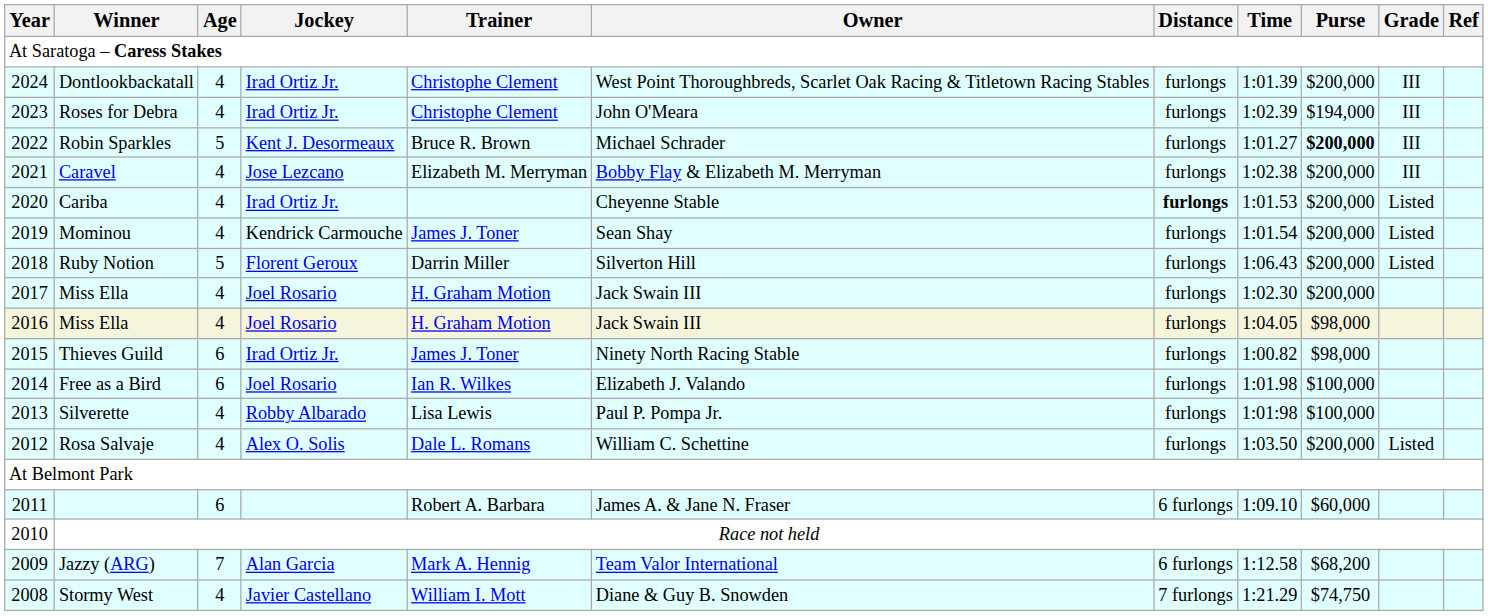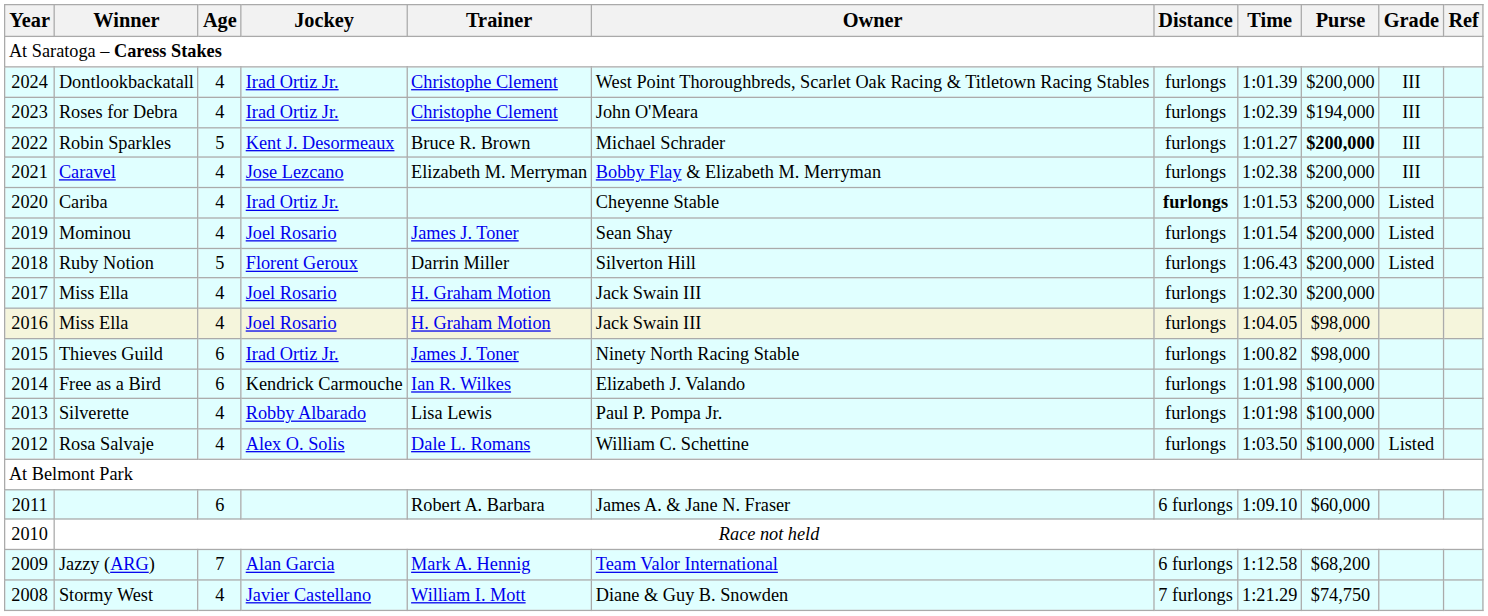(324, 232) Kendrick Carmouche -> (291, 232) Joel Rosario
(291, 383) Joel Rosario -> (324, 383) Kendrick Carmouche
(1340, 443) $200,000 -> (1340, 443) $100,000
